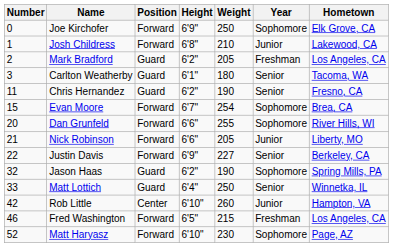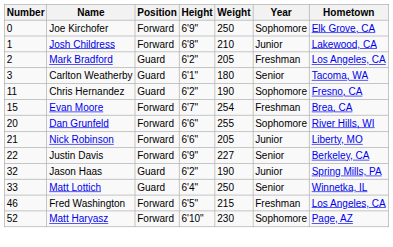(270, 92) Senior -> (281, 92) Sophomore
(281, 108) Sophomore -> (278, 108) Freshman
(281, 171) Sophomore -> (269, 171) Junior
- row: (70, 203)
